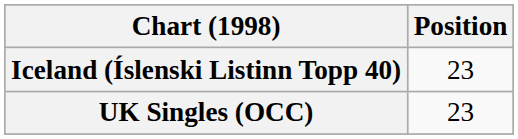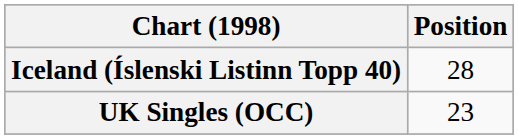(461, 69) 23 -> (461, 69) 28
